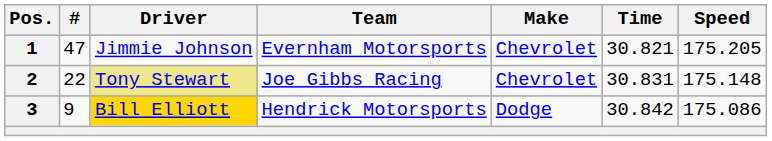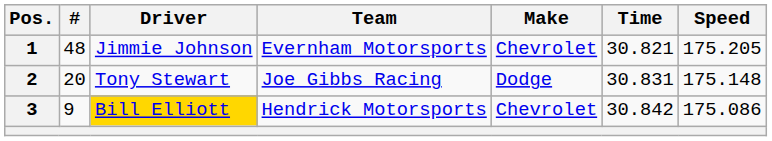(75, 51) 47 -> (75, 51) 48
(75, 81) 22 -> (75, 81) 20
(162, 81) khaki background -> (162, 81) no background
(546, 81) Chevrolet -> (524, 81) Dodge
(524, 111) Dodge -> (546, 111) Chevrolet
